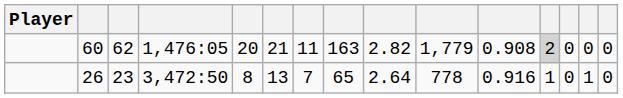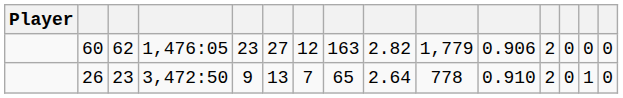(248, 49) 20 -> (248, 49) 23
(278, 49) 21 -> (278, 49) 27
(308, 49) 11 -> (308, 49) 12
(509, 49) 0.908 -> (509, 49) 0.906
(550, 49) lightgrey background -> (550, 49) no background
(248, 78) 8 -> (248, 78) 9
(509, 78) 0.916 -> (509, 78) 0.910
(550, 78) 1 -> (550, 78) 2
